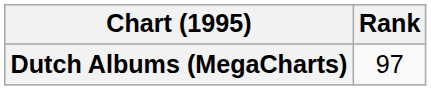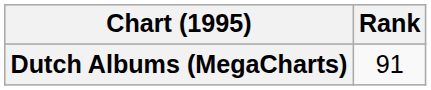(390, 64) 97 -> (390, 64) 91
